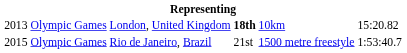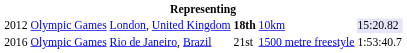(16, 25) 2013 -> (16, 25) 2012
(378, 25) no background -> (378, 25) lavender background
(16, 42) 2015 -> (16, 42) 2016
